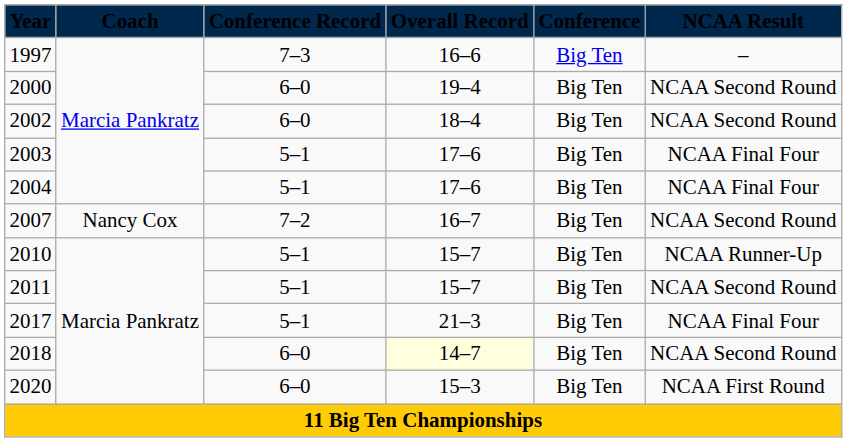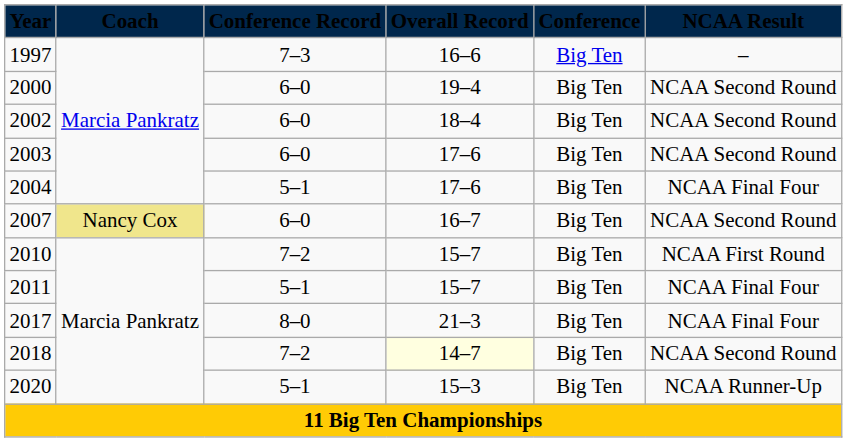(295, 154) 5–1 -> (295, 154) 6–0
(743, 154) NCAA Final Four -> (743, 154) NCAA Second Round
(130, 220) no background -> (130, 220) khaki background
(295, 220) 7–2 -> (295, 220) 6–0
(295, 253) 5–1 -> (295, 253) 7–2
(743, 253) NCAA Runner-Up -> (743, 253) NCAA First Round
(743, 287) NCAA Second Round -> (743, 287) NCAA Final Four
(295, 320) 5–1 -> (295, 320) 8–0
(295, 353) 6–0 -> (295, 353) 7–2
(295, 386) 6–0 -> (295, 386) 5–1
(743, 386) NCAA First Round -> (743, 386) NCAA Runner-Up
